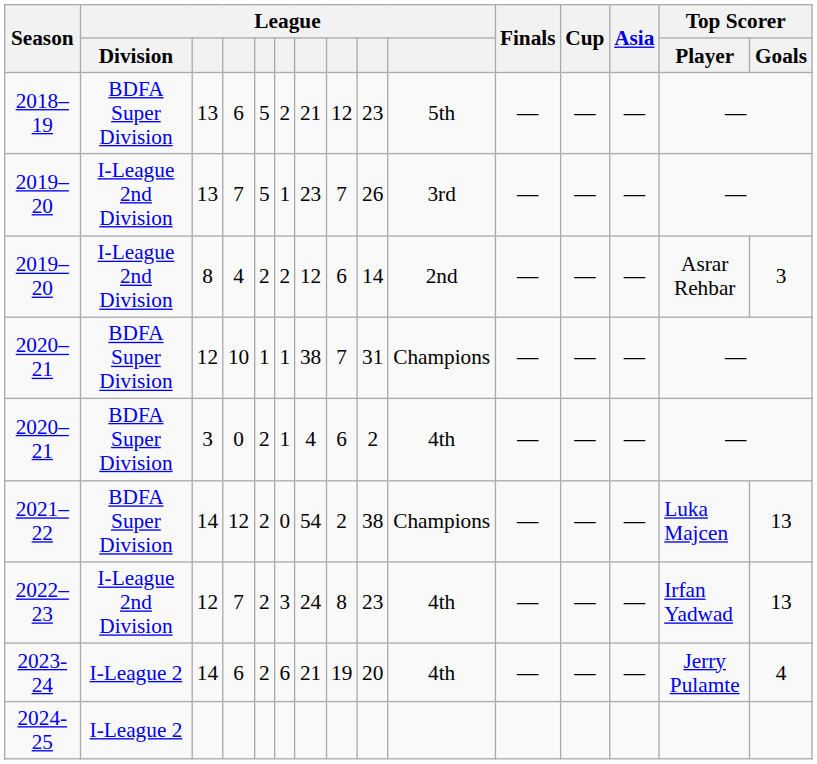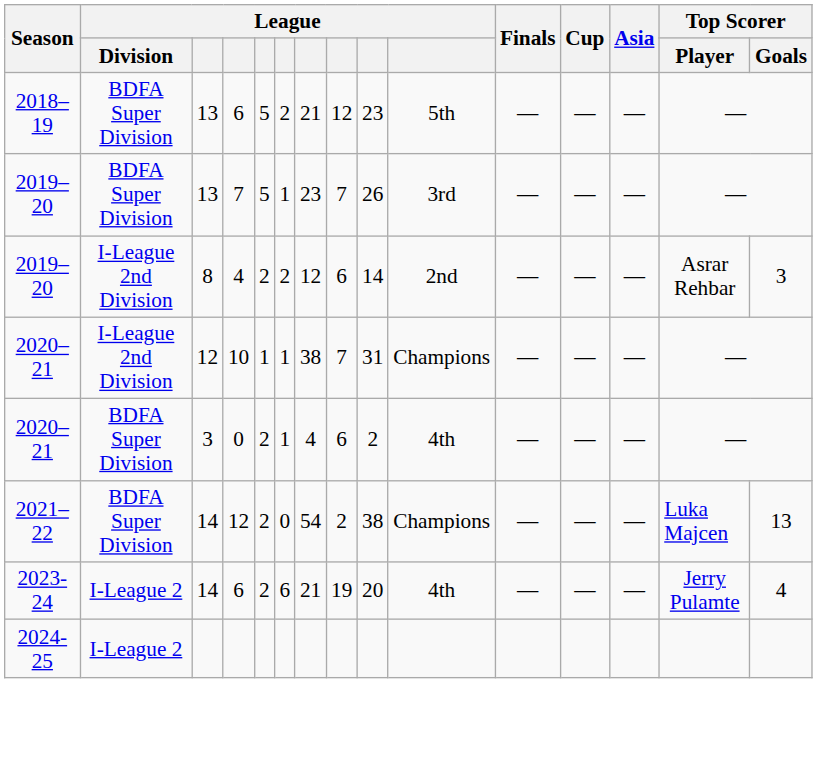(136, 194) I-League 2nd Division -> (136, 194) BDFA Super Division
(136, 357) BDFA Super Division -> (136, 357) I-League 2nd Division
- row: (42, 602)
